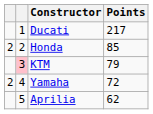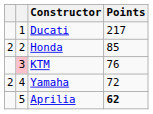(113, 65) 79 -> (113, 65) 76
(113, 100) normal -> (113, 100) bold
